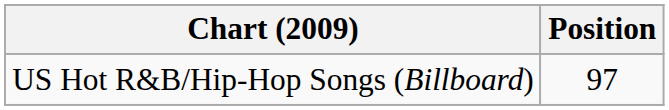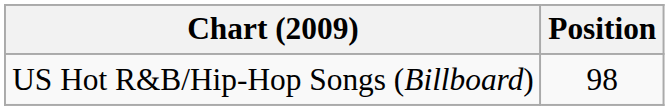(602, 79) 97 -> (602, 79) 98
